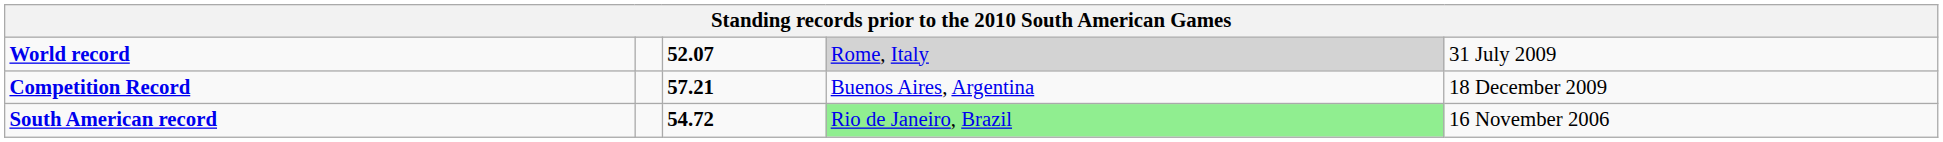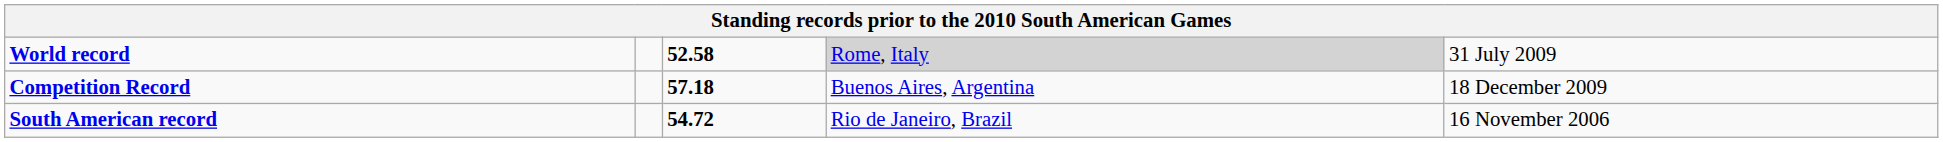(691, 53) 52.07 -> (691, 53) 52.58
(691, 86) 57.21 -> (691, 86) 57.18
(921, 119) lightgreen background -> (921, 119) no background
